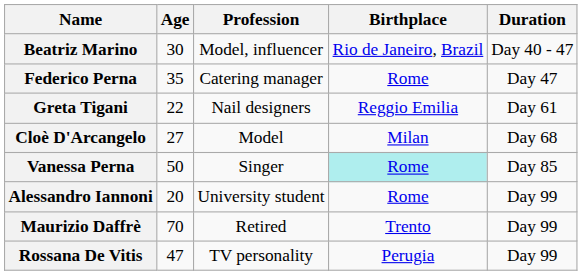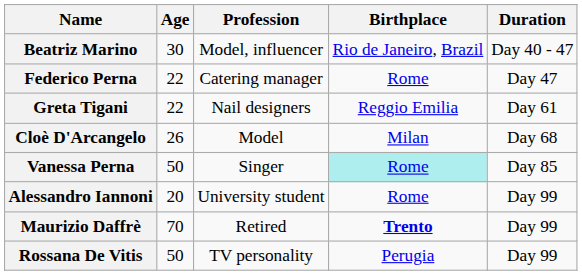(175, 78) 35 -> (175, 78) 22
(175, 137) 27 -> (175, 137) 26
(408, 226) normal -> (408, 226) bold
(175, 255) 47 -> (175, 255) 50
